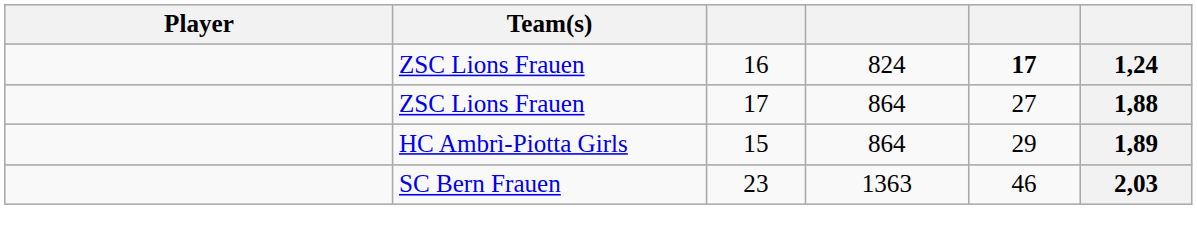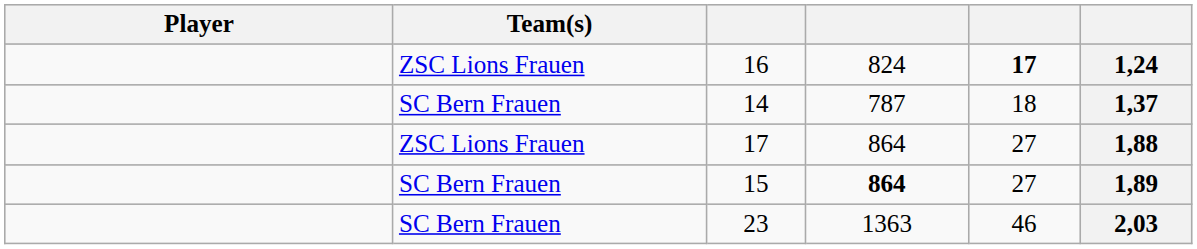+ row: (756, 104)
(513, 143) HC Ambrì-Piotta Girls -> (480, 183) SC Bern Frauen
(887, 143) normal -> (887, 183) bold
(1024, 143) 29 -> (1024, 183) 27
